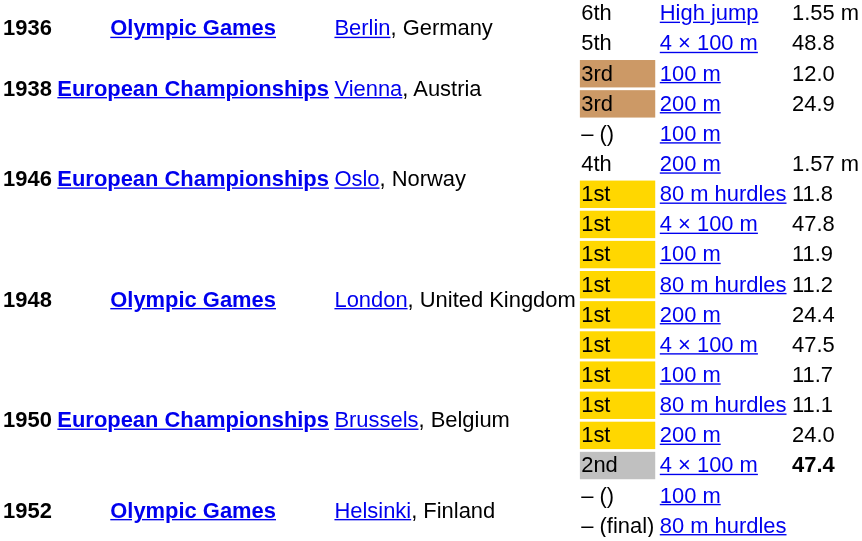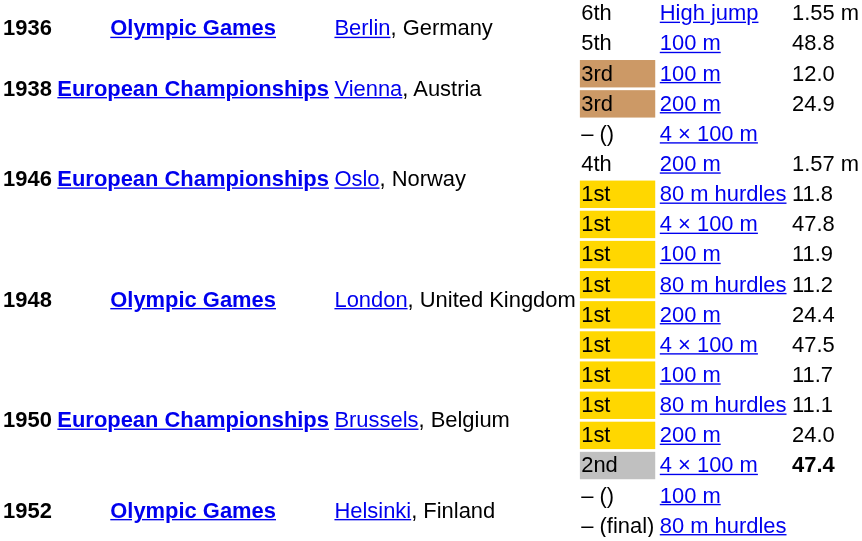(709, 43) 4 × 100 m -> (690, 43) 100 m
(690, 133) 100 m -> (709, 133) 4 × 100 m
